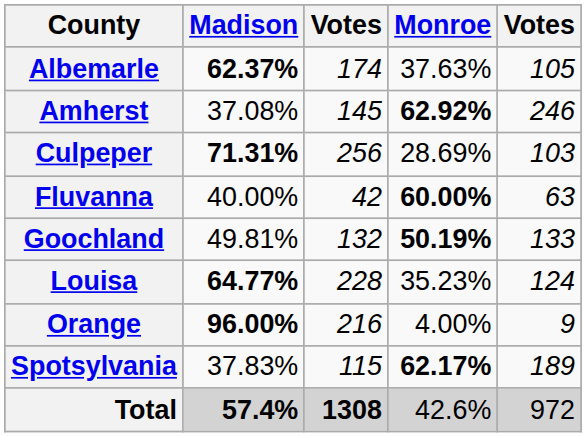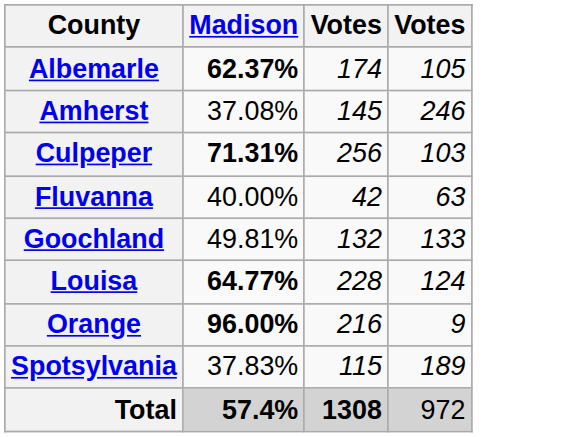- column: (443, 25)
